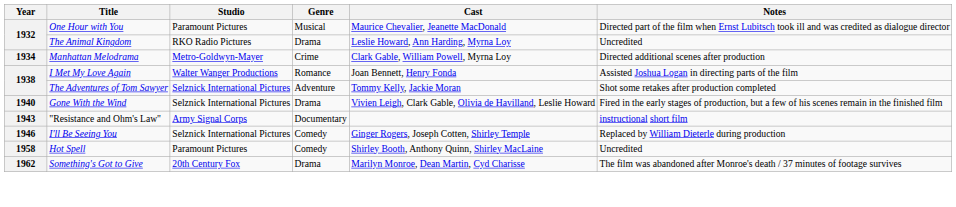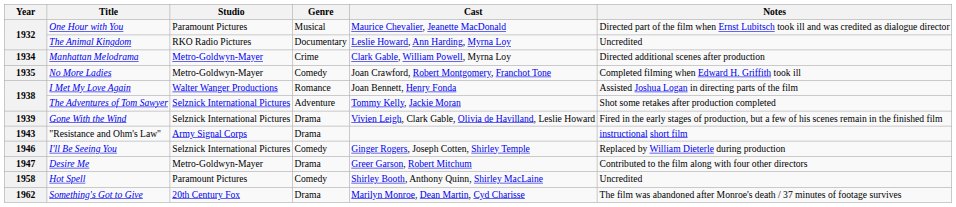(308, 42) Drama -> (321, 42) Documentary
+ row: (80, 73)
(26, 103) 1940 -> (26, 118) 1939
(321, 118) Documentary -> (308, 133) Drama
+ row: (69, 164)
